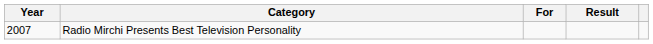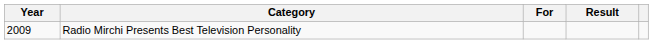(19, 30) 2007 -> (19, 30) 2009
